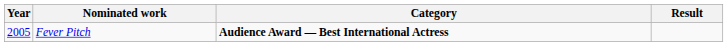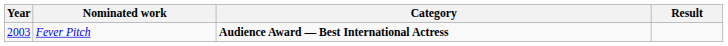(19, 32) 2005 -> (19, 32) 2003
